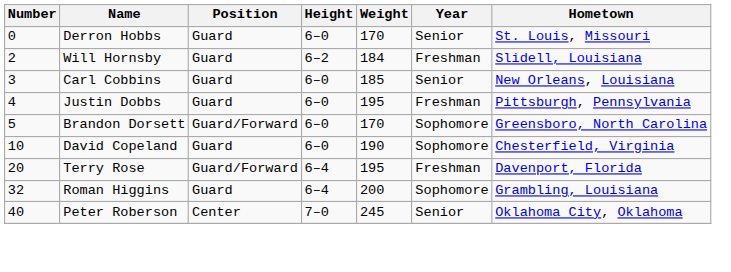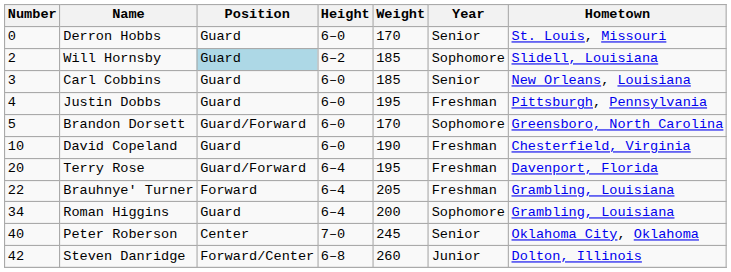(212, 60) no background -> (221, 60) lightblue background
(372, 60) 184 -> (388, 60) 185
(448, 60) Freshman -> (468, 60) Sophomore
(452, 147) Sophomore -> (464, 147) Freshman
+ row: (128, 191)
(16, 191) 32 -> (16, 213) 34
+ row: (124, 257)
